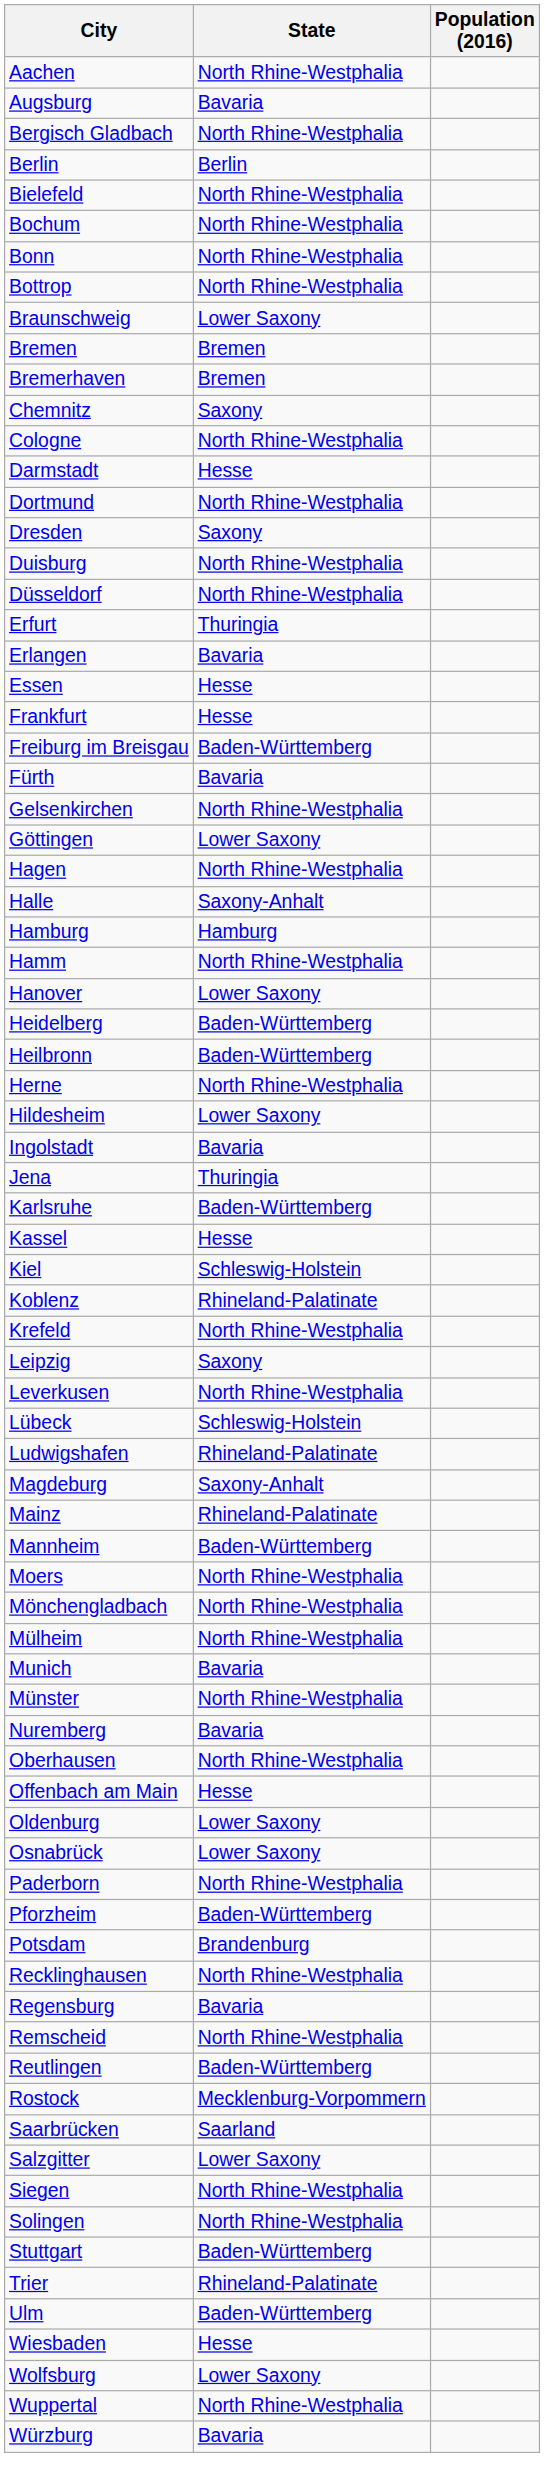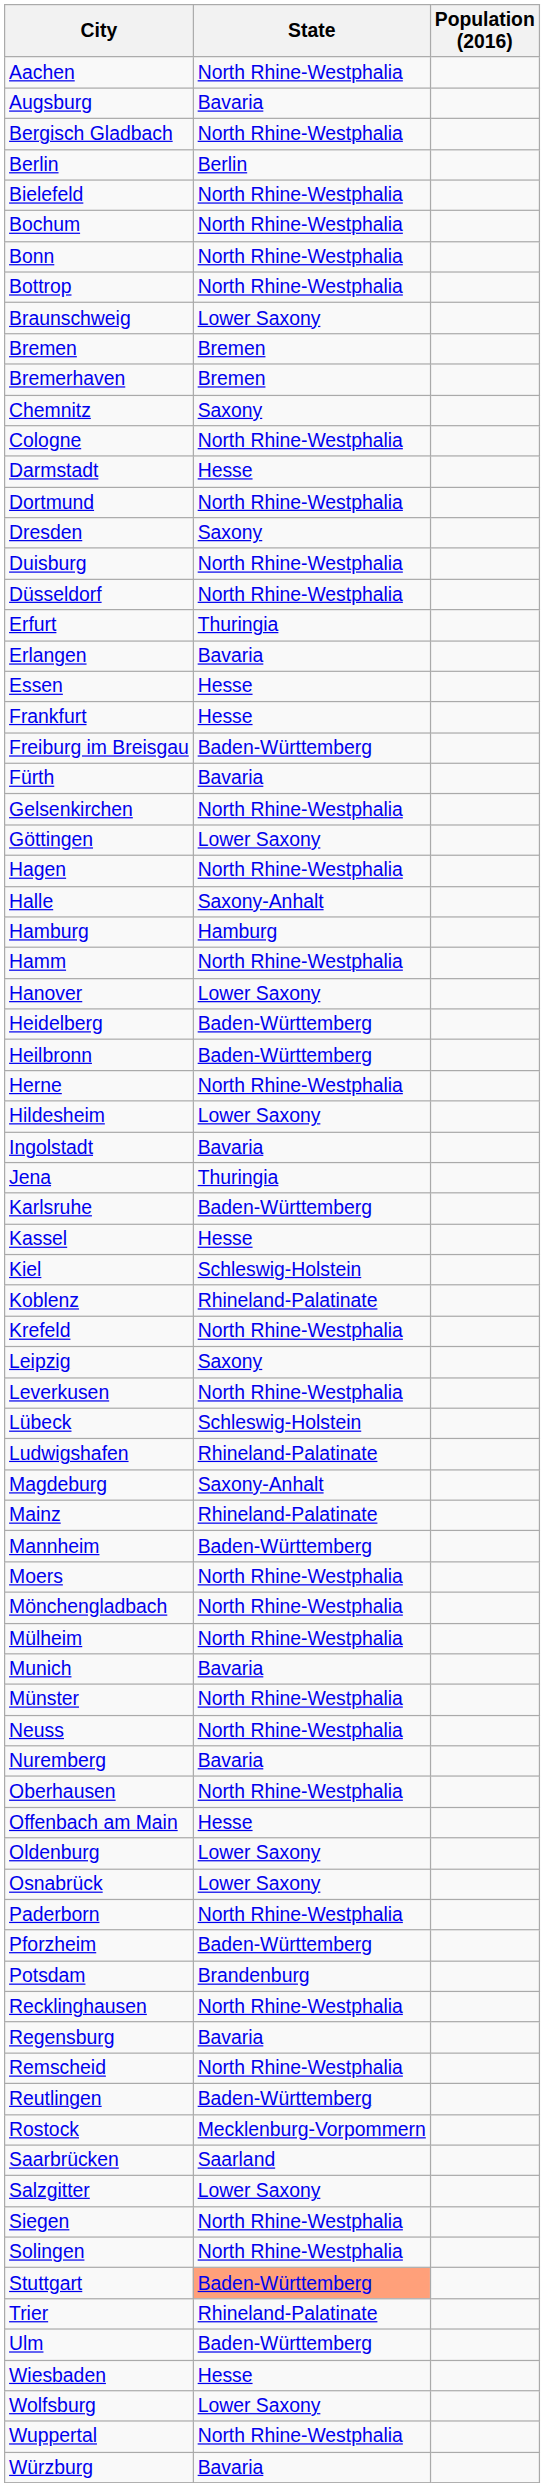+ row: (37, 1730)
(285, 2252) no background -> (285, 2283) lightsalmon background
